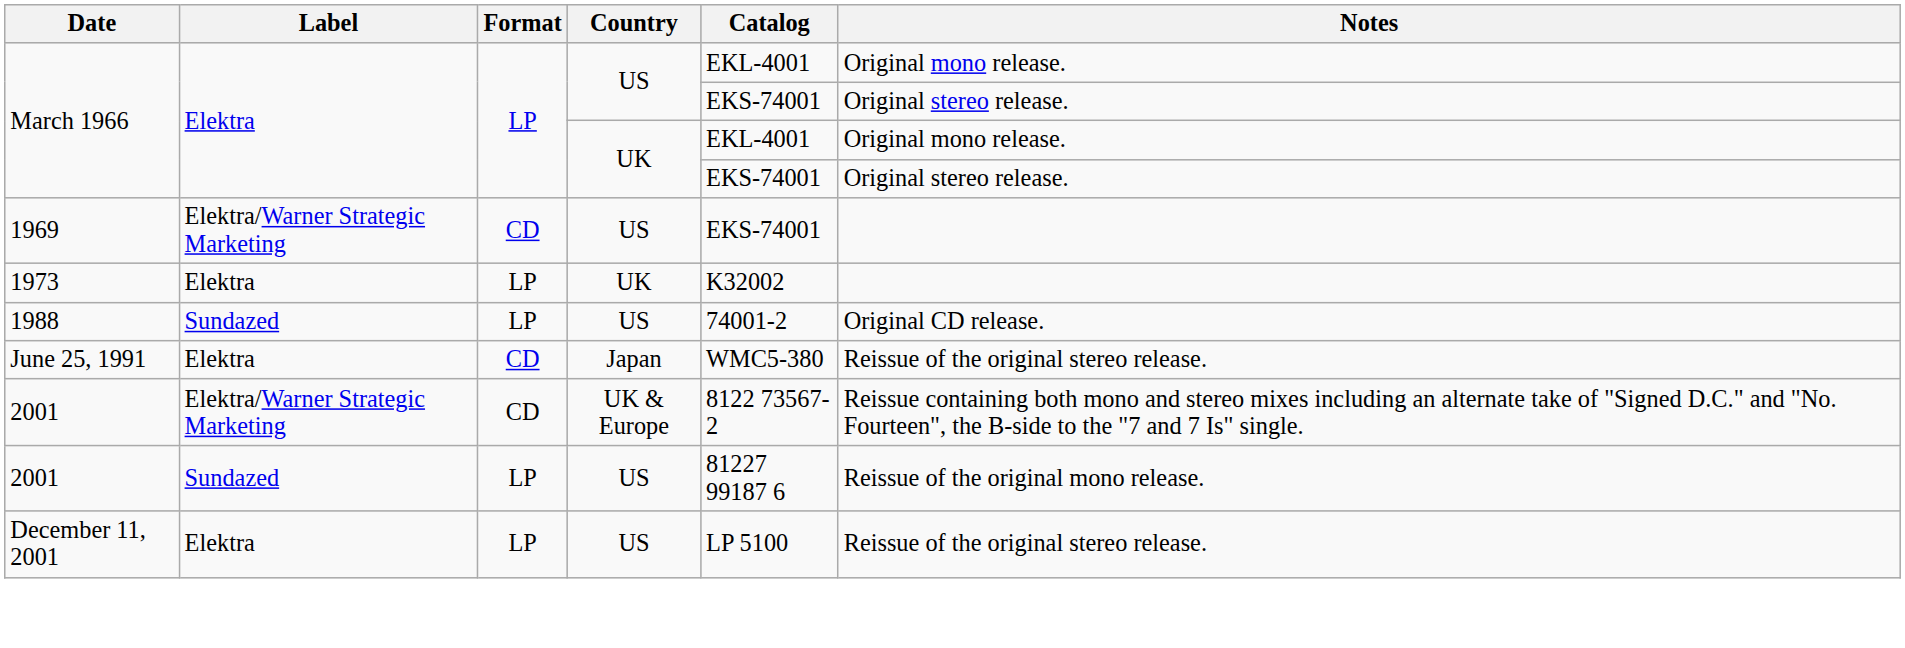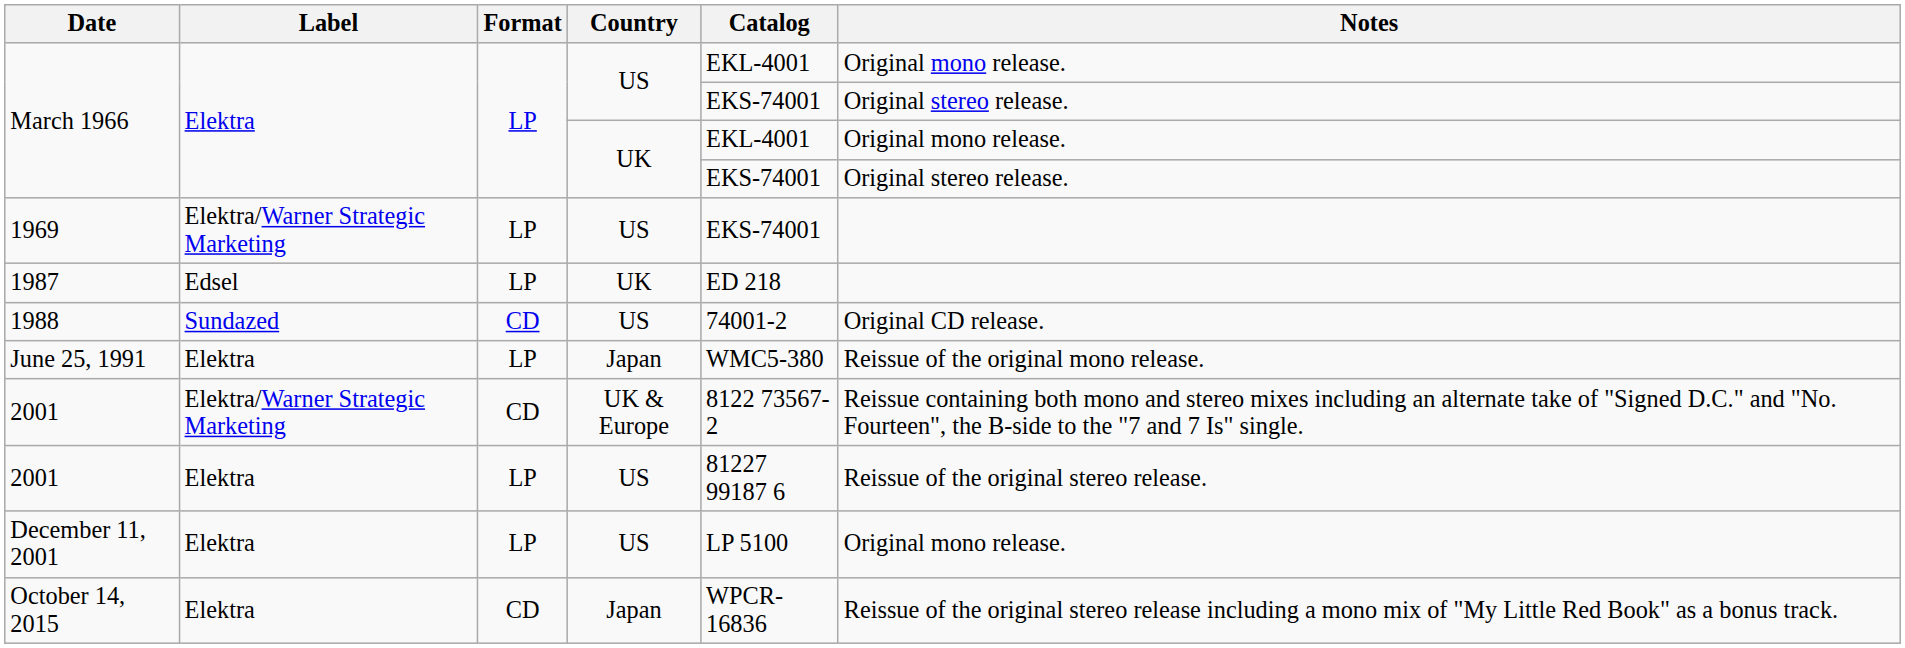(523, 230) CD -> (523, 230) LP
- row: (35, 282)
+ row: (35, 282)
(523, 321) LP -> (523, 321) CD
(523, 359) CD -> (523, 359) LP
(1025, 359) Reissue of the original stereo release. -> (1024, 359) Reissue of the original mono release.
(232, 477) Sundazed -> (220, 477) Elektra
(1024, 477) Reissue of the original mono release. -> (1025, 477) Reissue of the original stereo release.
(1025, 543) Reissue of the original stereo release. -> (955, 543) Original mono release.
+ row: (68, 609)
